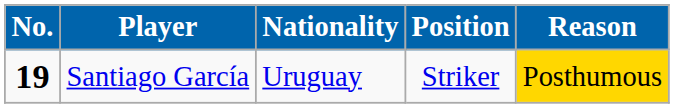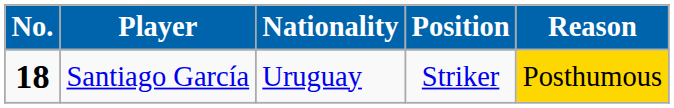(32, 75) 19 -> (32, 75) 18
